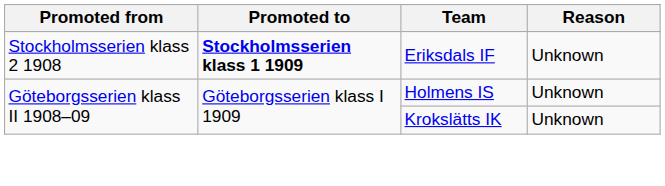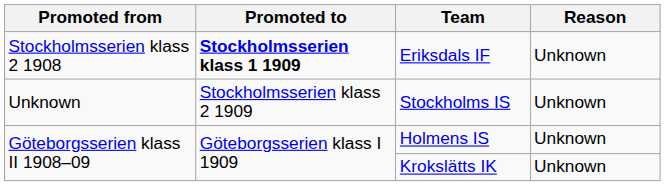+ row: (455, 102)
